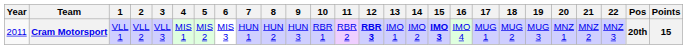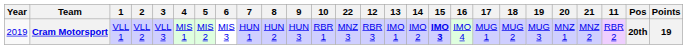columns swapped: (347, 11) <-> (613, 11)
(17, 31) 2011 -> (17, 31) 2019
(371, 31) bold -> (372, 31) normal
(666, 31) 15 -> (666, 31) 19
